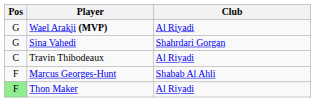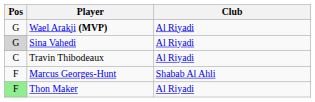(16, 43) no background -> (16, 43) lightgrey background
(191, 43) Shahrdari Gorgan -> (175, 43) Al Riyadi
